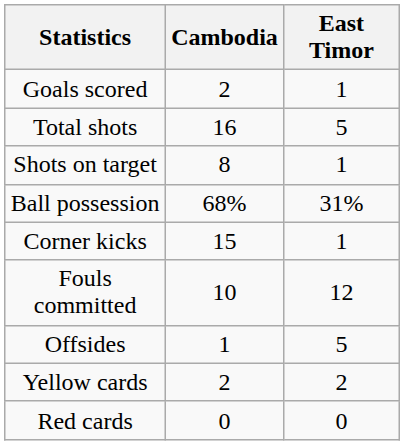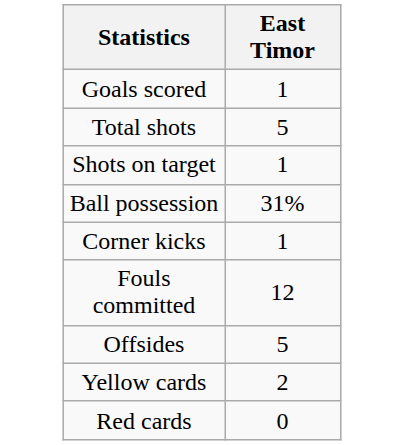- column: (224, 37)
